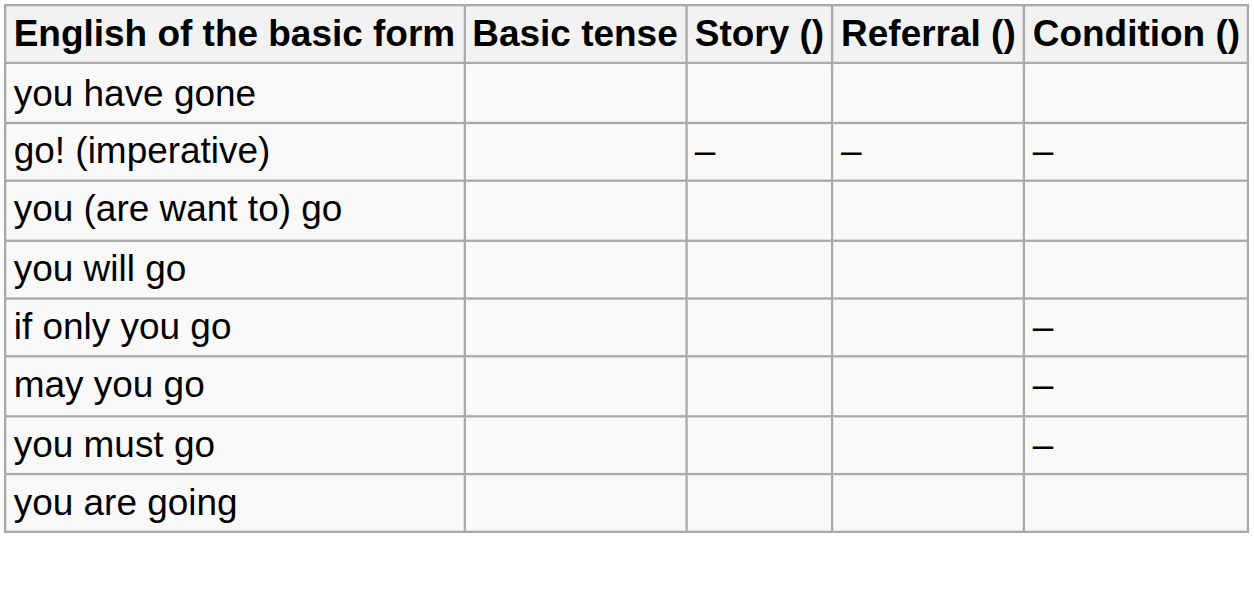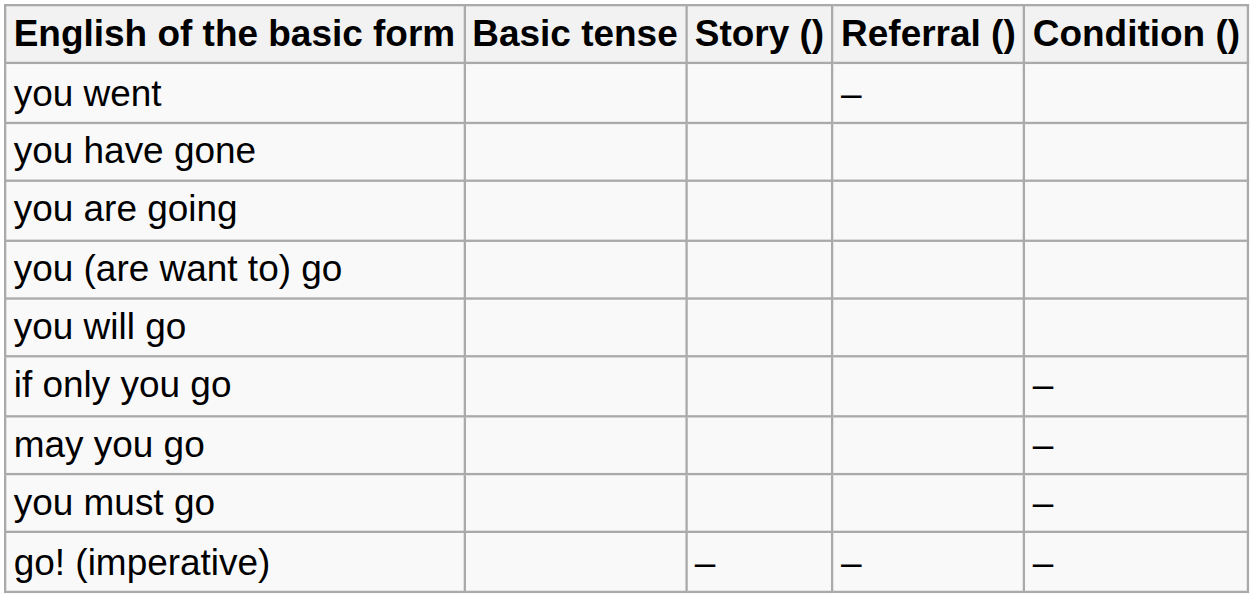+ row: (88, 92)
rows swapped: (126, 502) <-> (142, 151)
